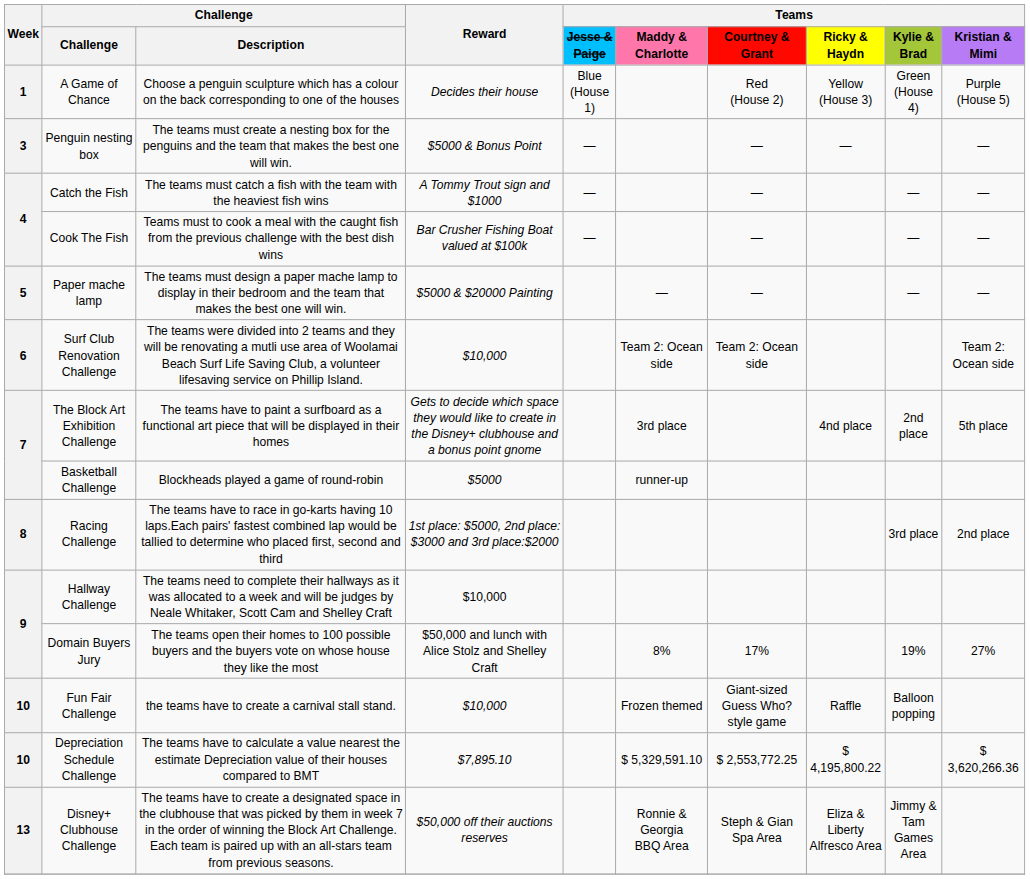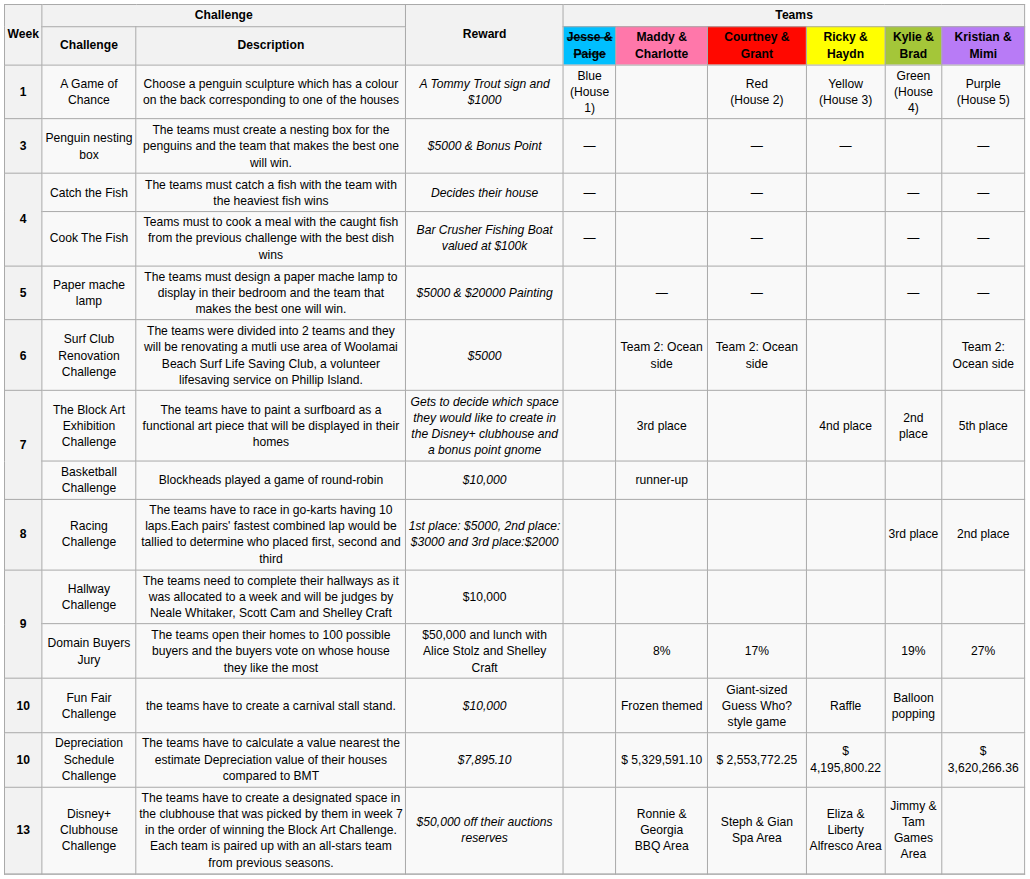(485, 92) Decides their house -> (485, 92) A Tommy Trout sign and $1000
(485, 192) A Tommy Trout sign and $1000 -> (485, 192) Decides their house
(485, 355) $10,000 -> (485, 355) $5000
(485, 480) $5000 -> (485, 480) $10,000
